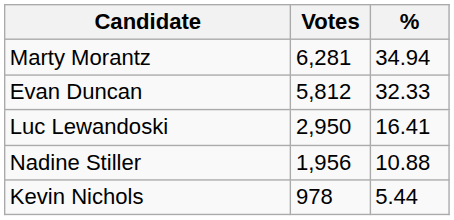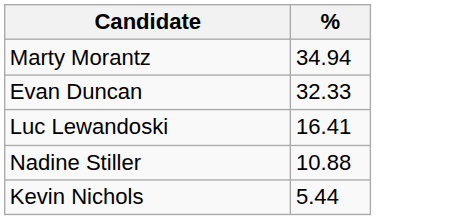- column: (330, 22)
